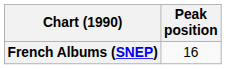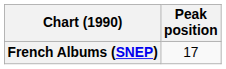(191, 52) 16 -> (191, 52) 17
